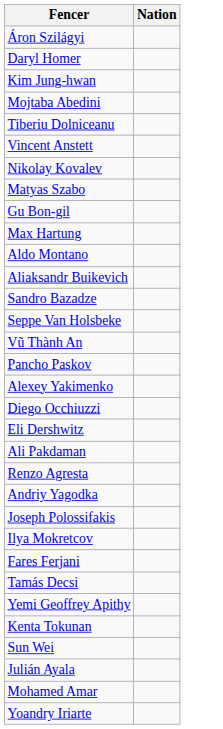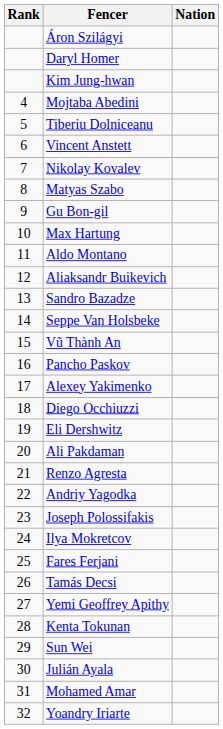+ column: (24, 15)
